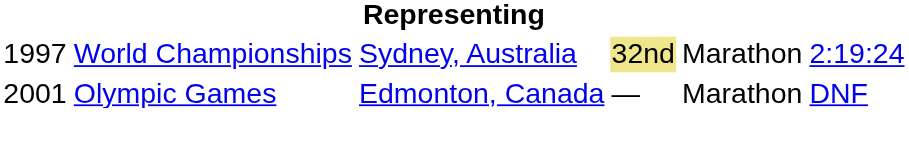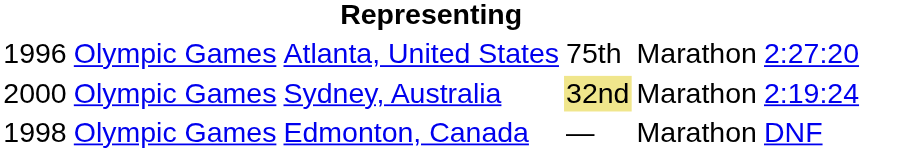+ row: (421, 54)
(35, 54) 1997 -> (35, 93) 2000
(213, 54) World Championships -> (175, 93) Olympic Games
(35, 93) 2001 -> (35, 132) 1998
